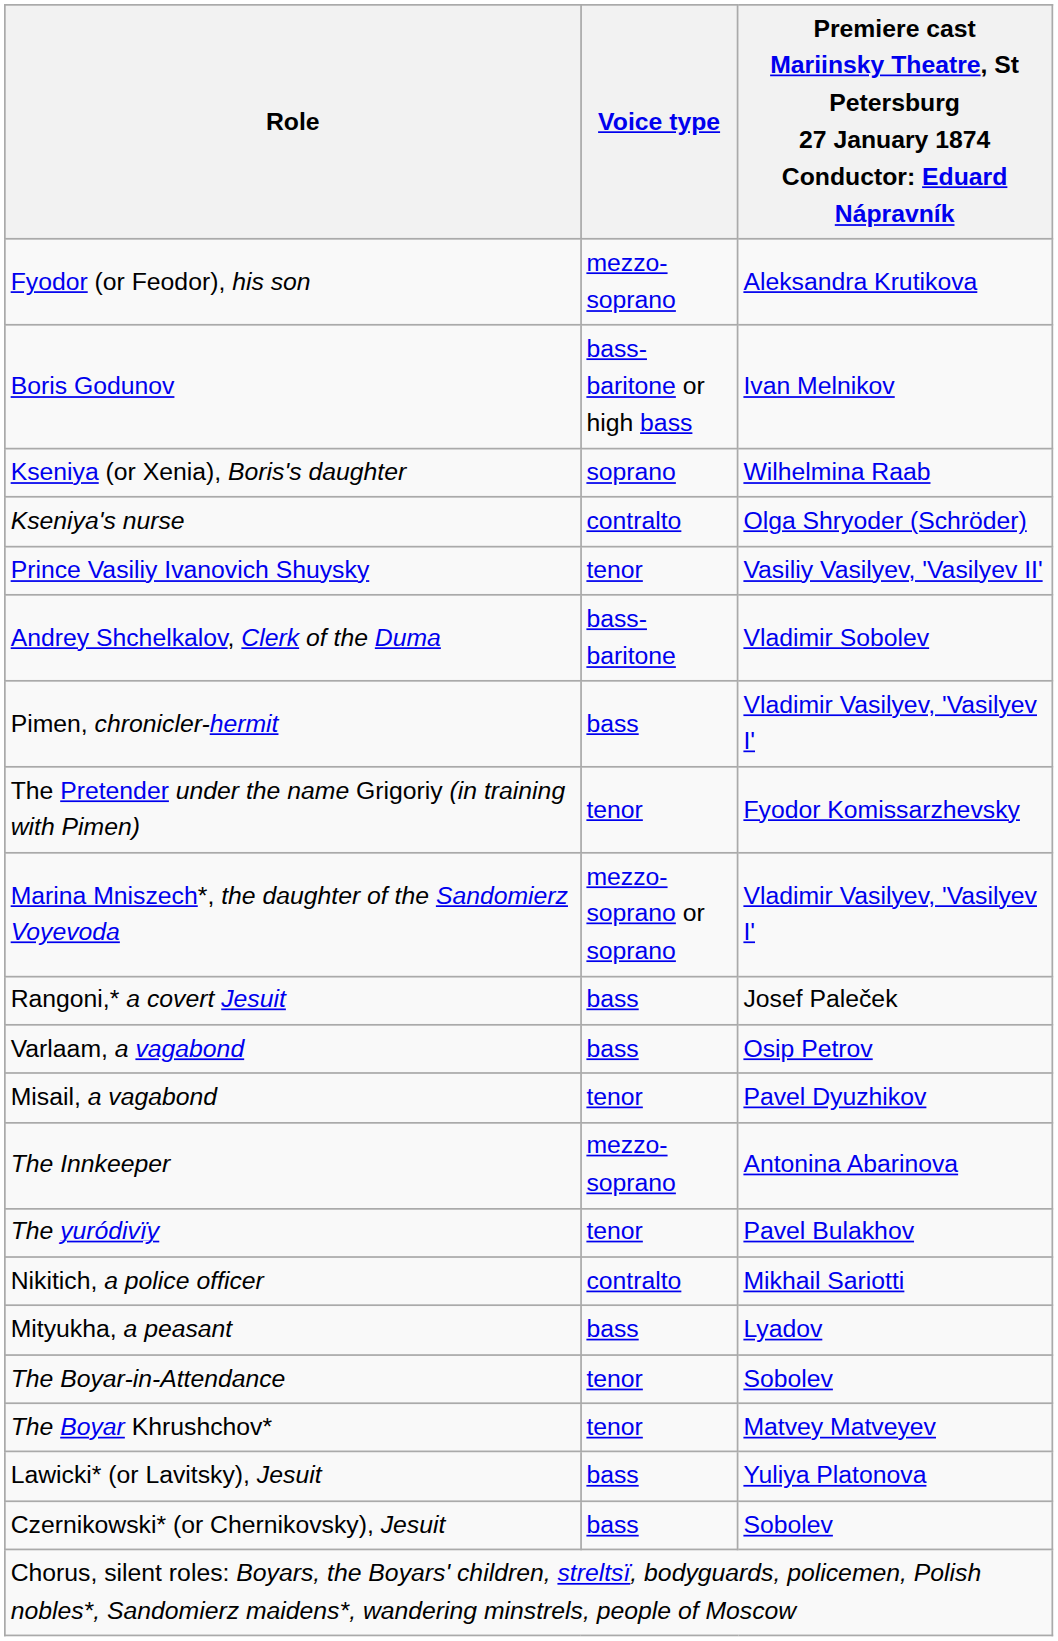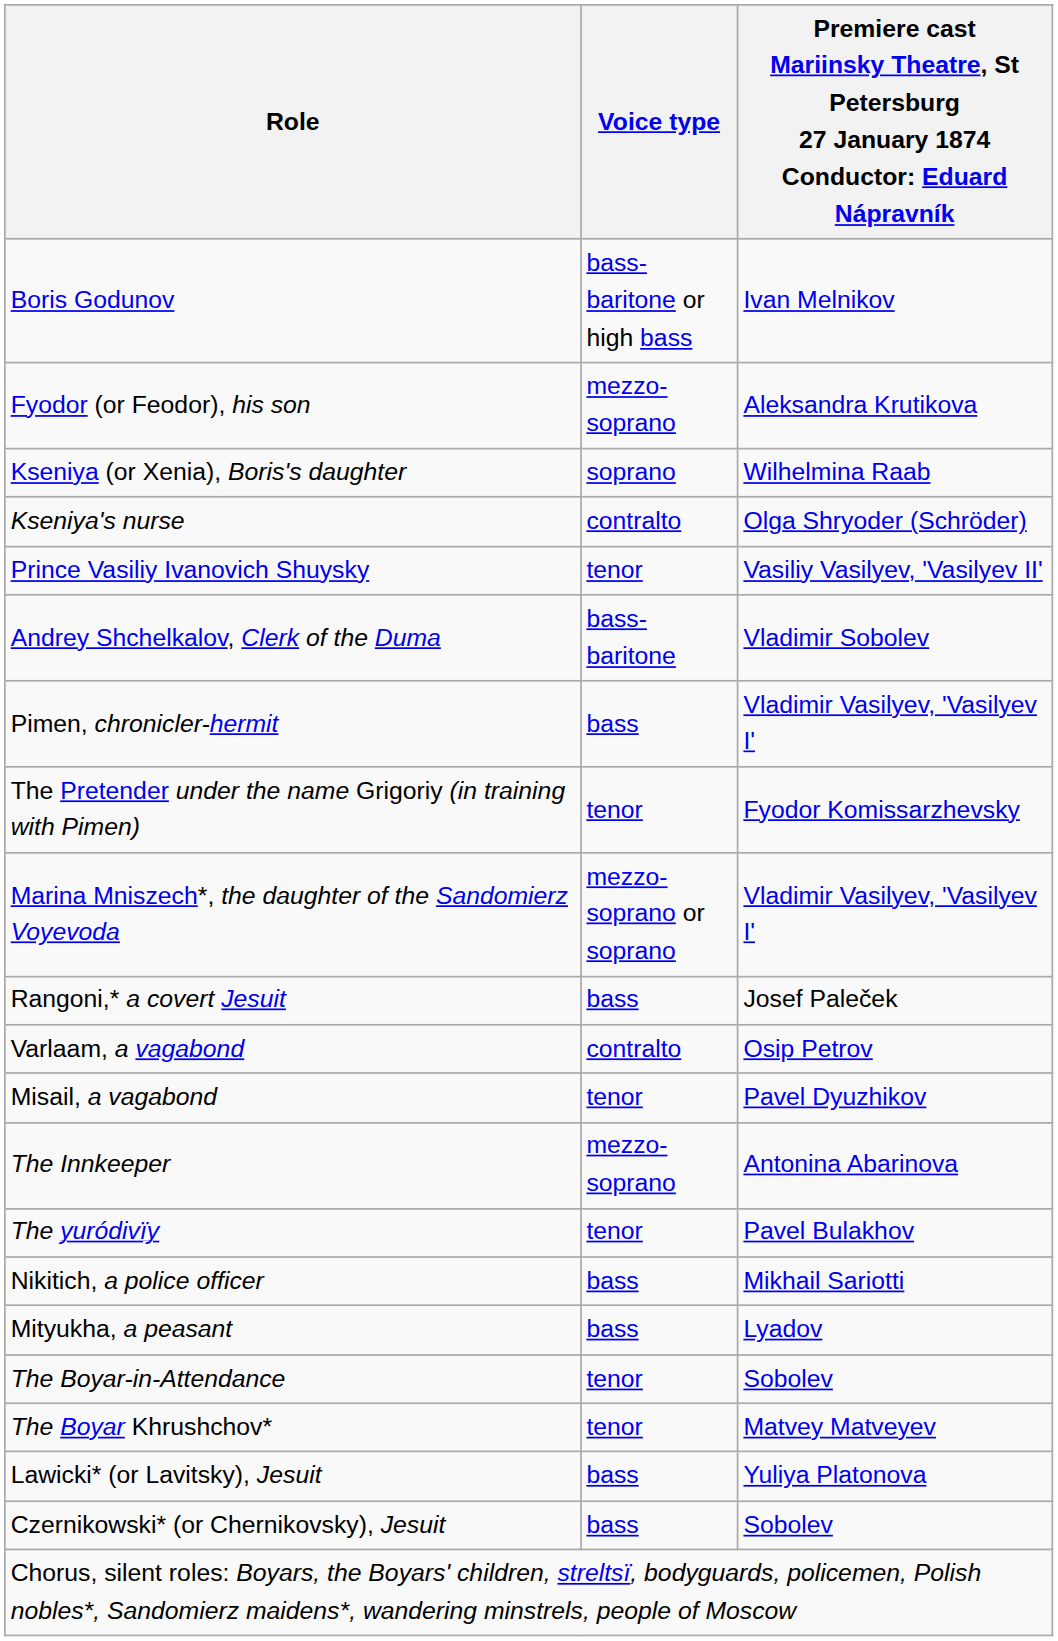rows swapped: (93, 386) <-> (161, 281)
(613, 1048) bass -> (634, 1048) contralto
(634, 1280) contralto -> (613, 1280) bass
